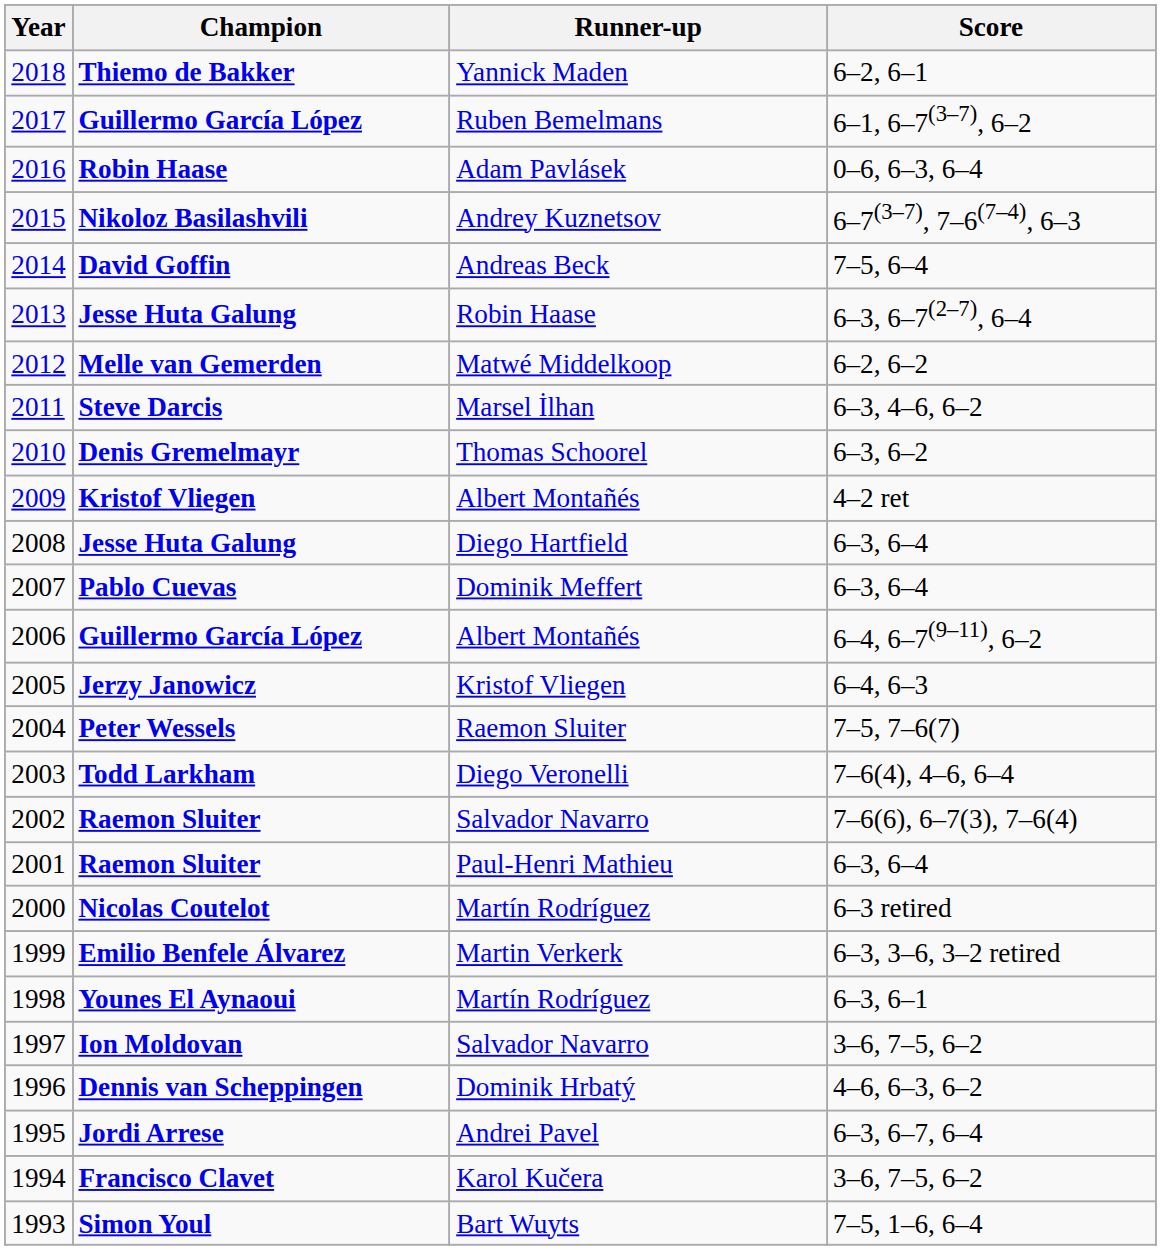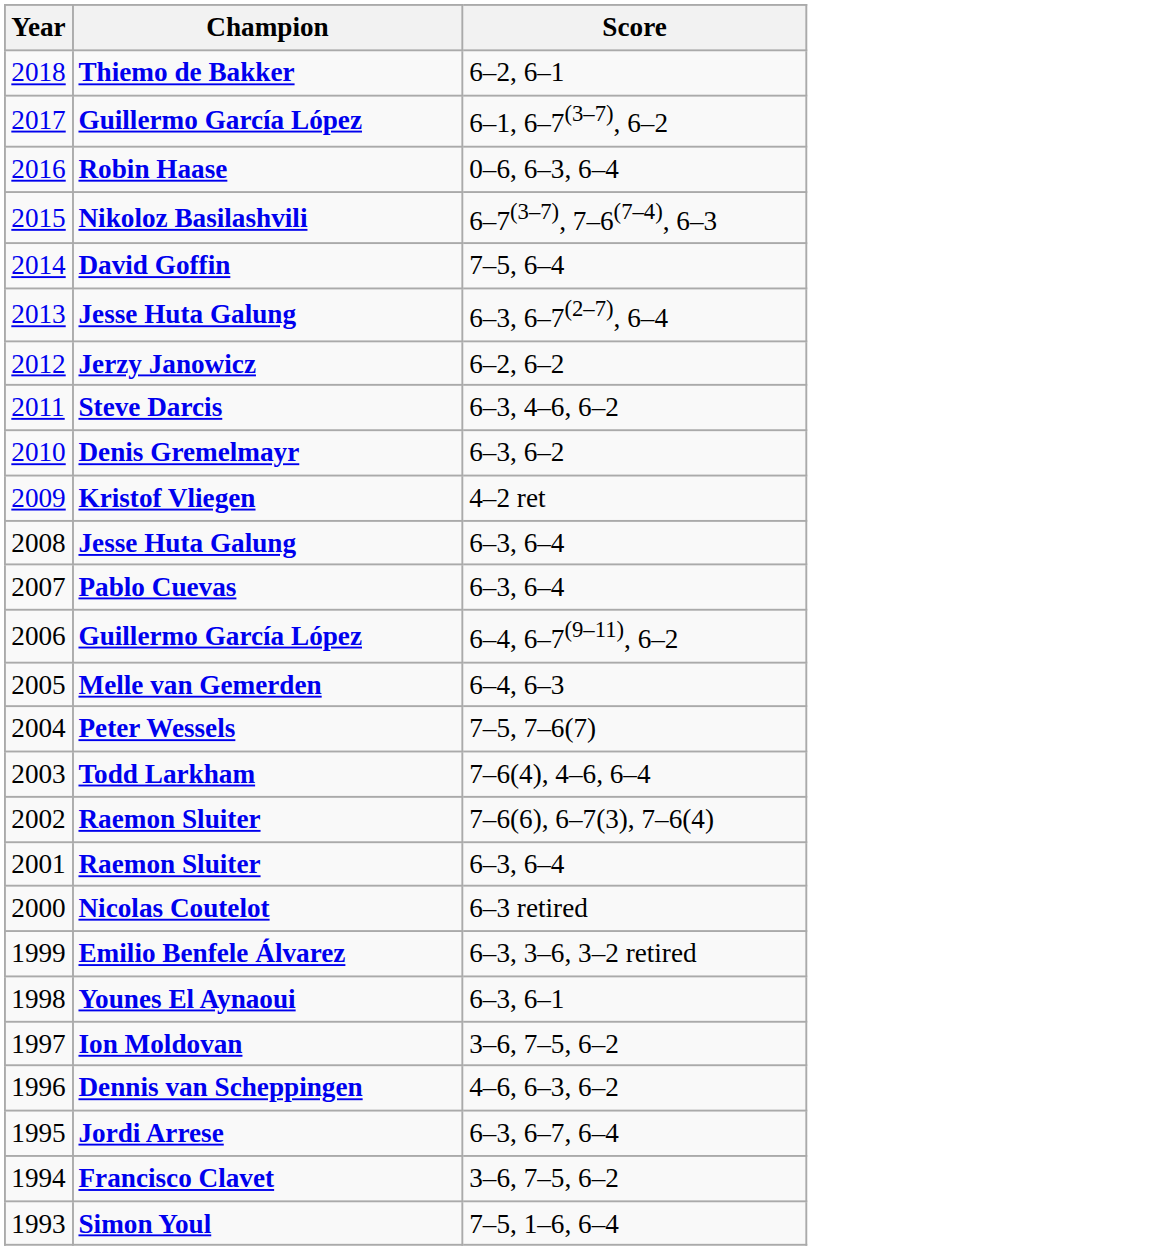- column: (638, 27)
(200, 363) Melle van Gemerden -> (167, 363) Jerzy Janowicz
(167, 684) Jerzy Janowicz -> (200, 684) Melle van Gemerden
